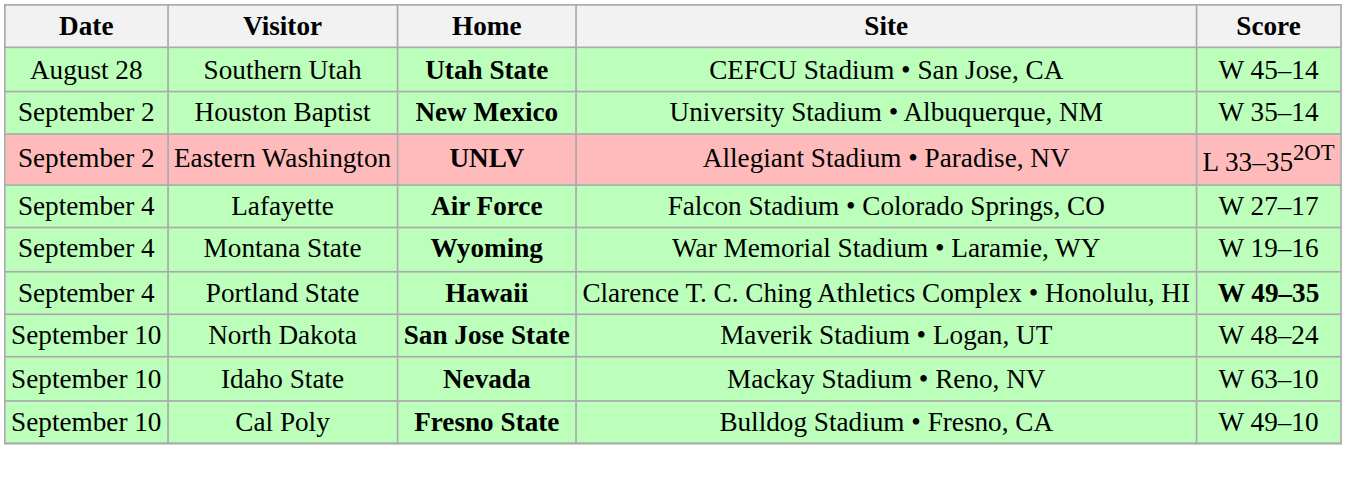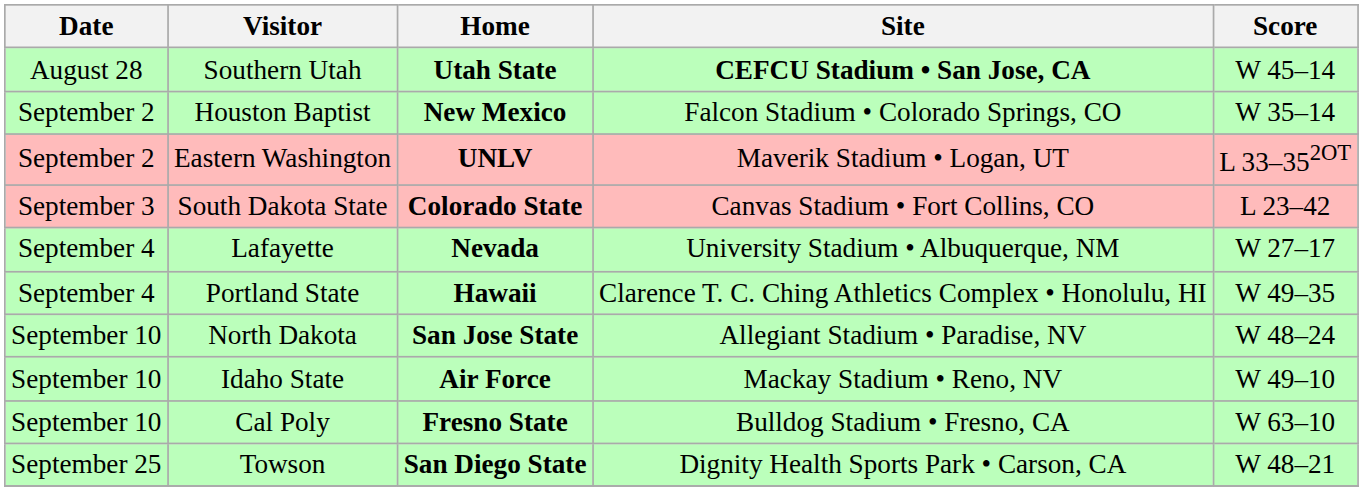(886, 69) normal -> (903, 69) bold
(886, 112) University Stadium • Albuquerque, NM -> (903, 112) Falcon Stadium • Colorado Springs, CO
(886, 159) Allegiant Stadium • Paradise, NV -> (903, 159) Maverik Stadium • Logan, UT
+ row: (283, 205)
(487, 205) Air Force -> (495, 249) Nevada
(886, 205) Falcon Stadium • Colorado Springs, CO -> (903, 249) University Stadium • Albuquerque, NM
- row: (283, 249)
(1269, 292) bold -> (1285, 292) normal
(886, 335) Maverik Stadium • Logan, UT -> (903, 335) Allegiant Stadium • Paradise, NV
(487, 378) Nevada -> (495, 378) Air Force
(1269, 378) W 63–10 -> (1285, 378) W 49–10
(1269, 421) W 49–10 -> (1285, 421) W 63–10
+ row: (283, 464)
